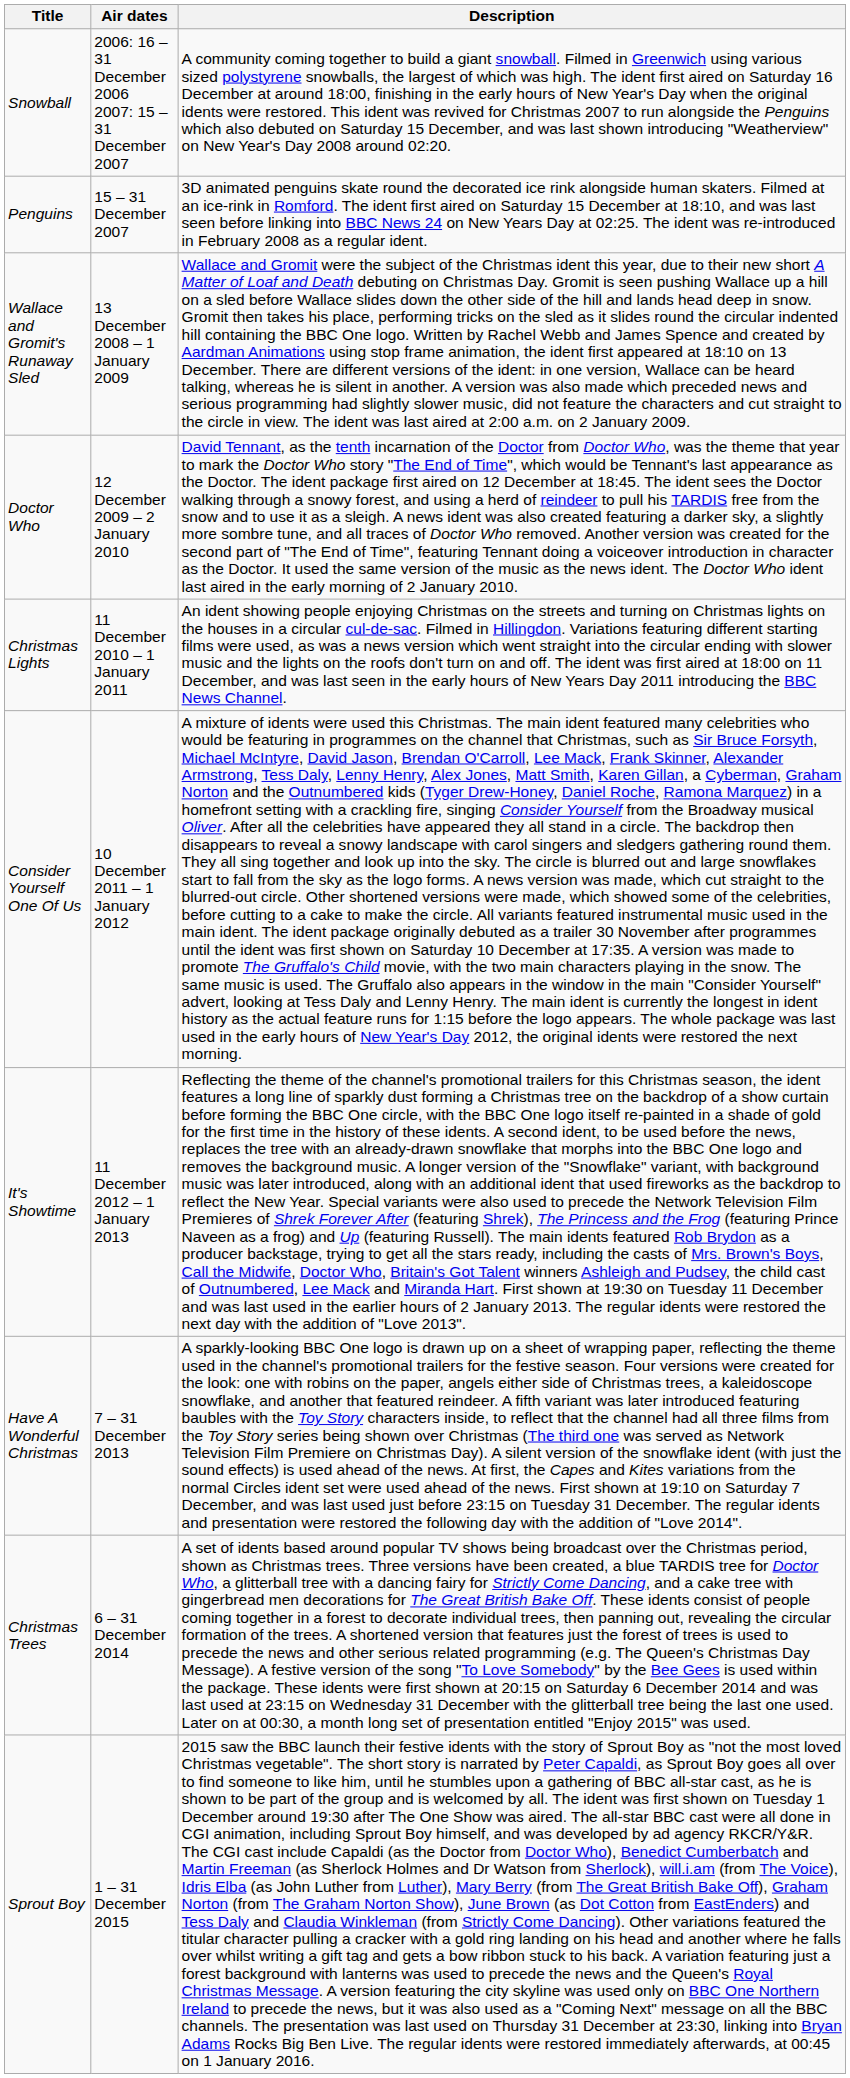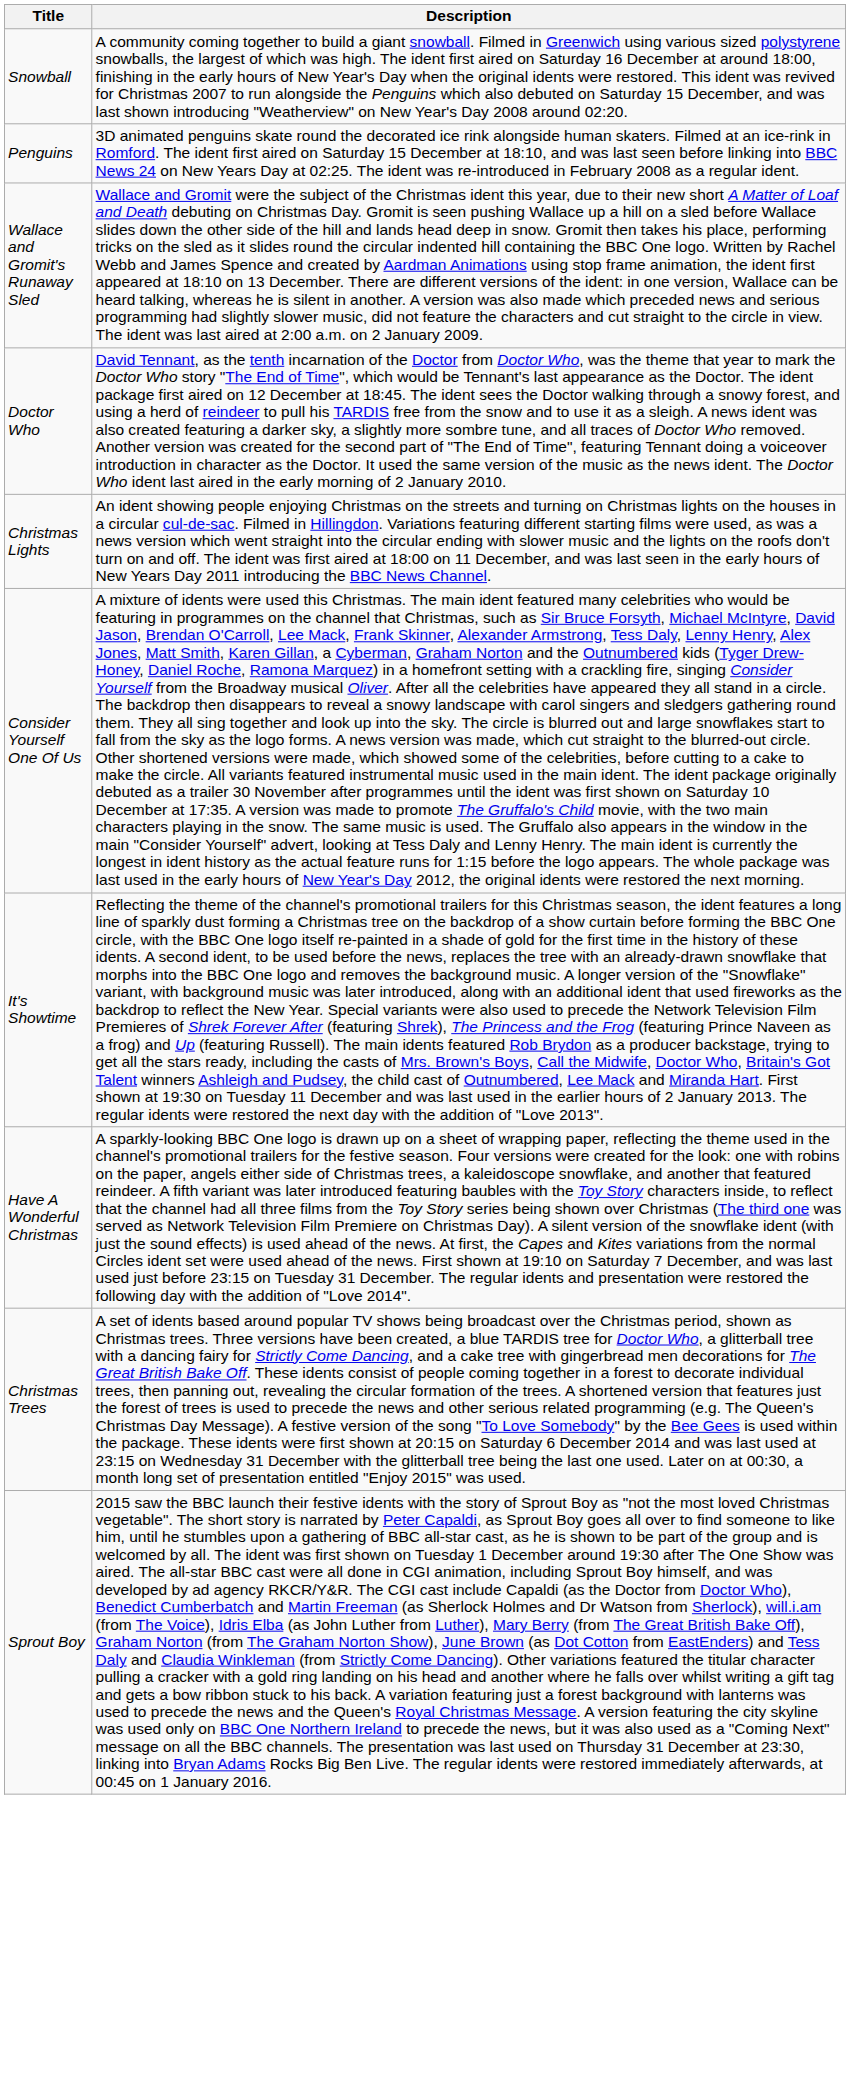- column: (134, 16)
